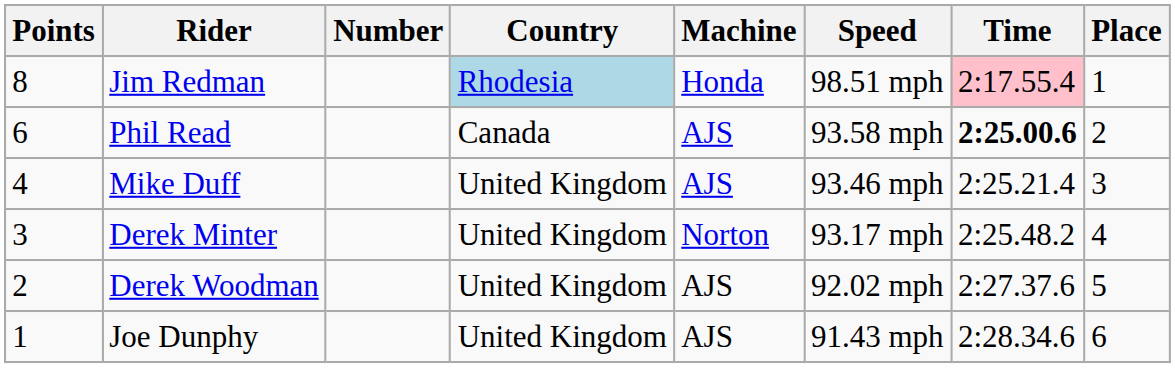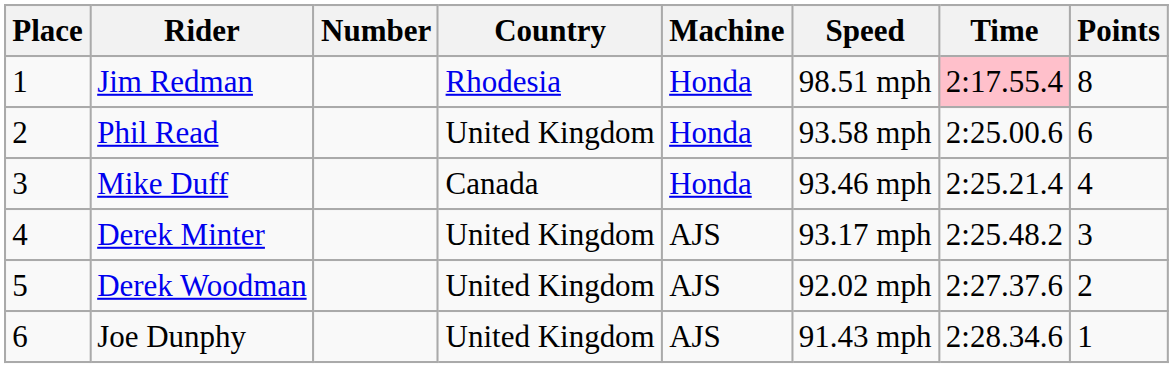columns swapped: (1126, 30) <-> (54, 30)
(515, 81) lightblue background -> (503, 81) no background
(504, 132) Canada -> (550, 132) United Kingdom
(707, 132) AJS -> (710, 132) Honda
(1017, 132) bold -> (1004, 132) normal
(562, 183) United Kingdom -> (492, 183) Canada
(707, 183) AJS -> (710, 183) Honda
(725, 234) Norton -> (695, 234) AJS
